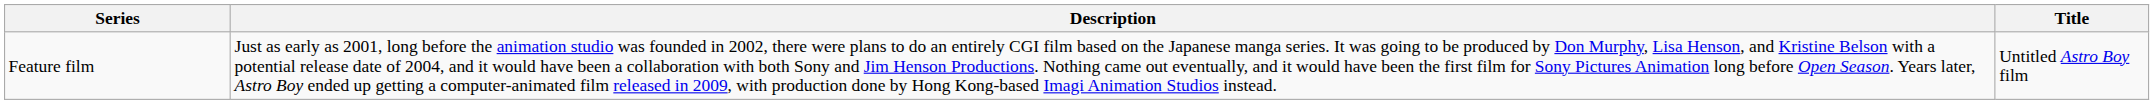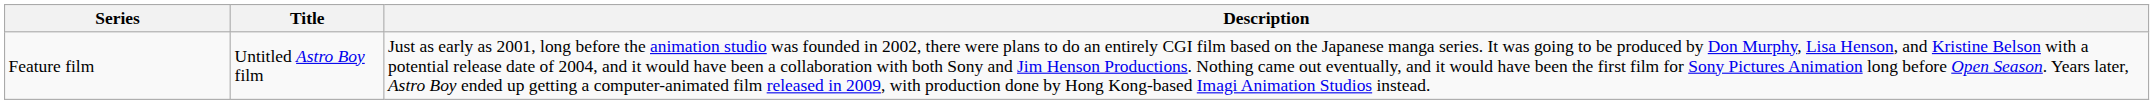columns swapped: (2072, 18) <-> (1113, 18)
